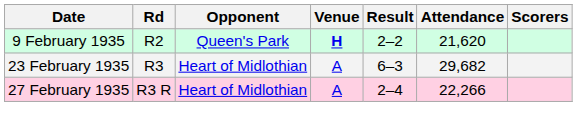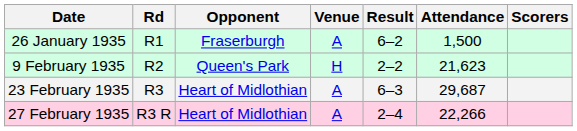+ row: (69, 41)
(337, 41) bold -> (337, 65) normal
(462, 41) 21,620 -> (462, 65) 21,623
(462, 65) 29,682 -> (462, 90) 29,687
